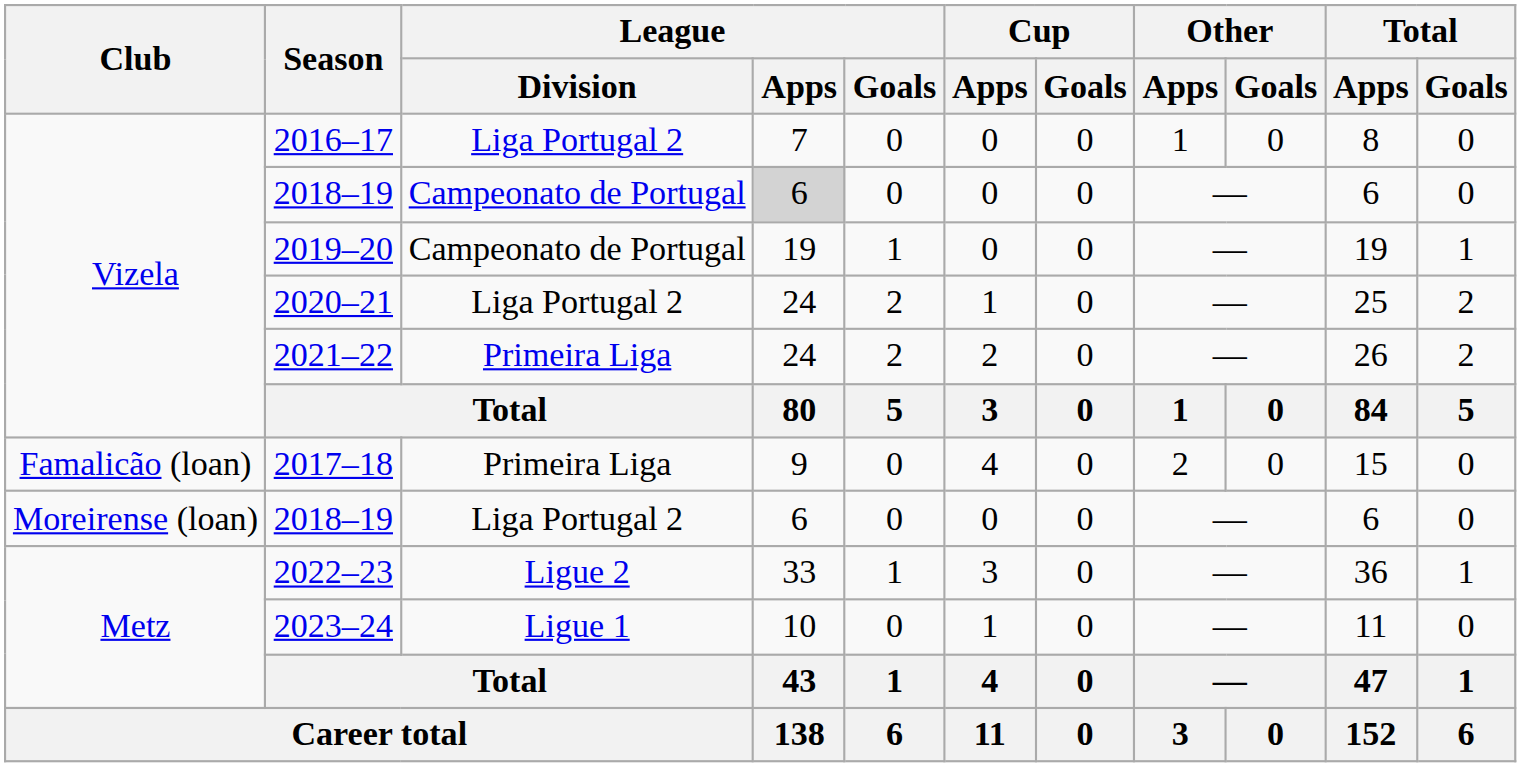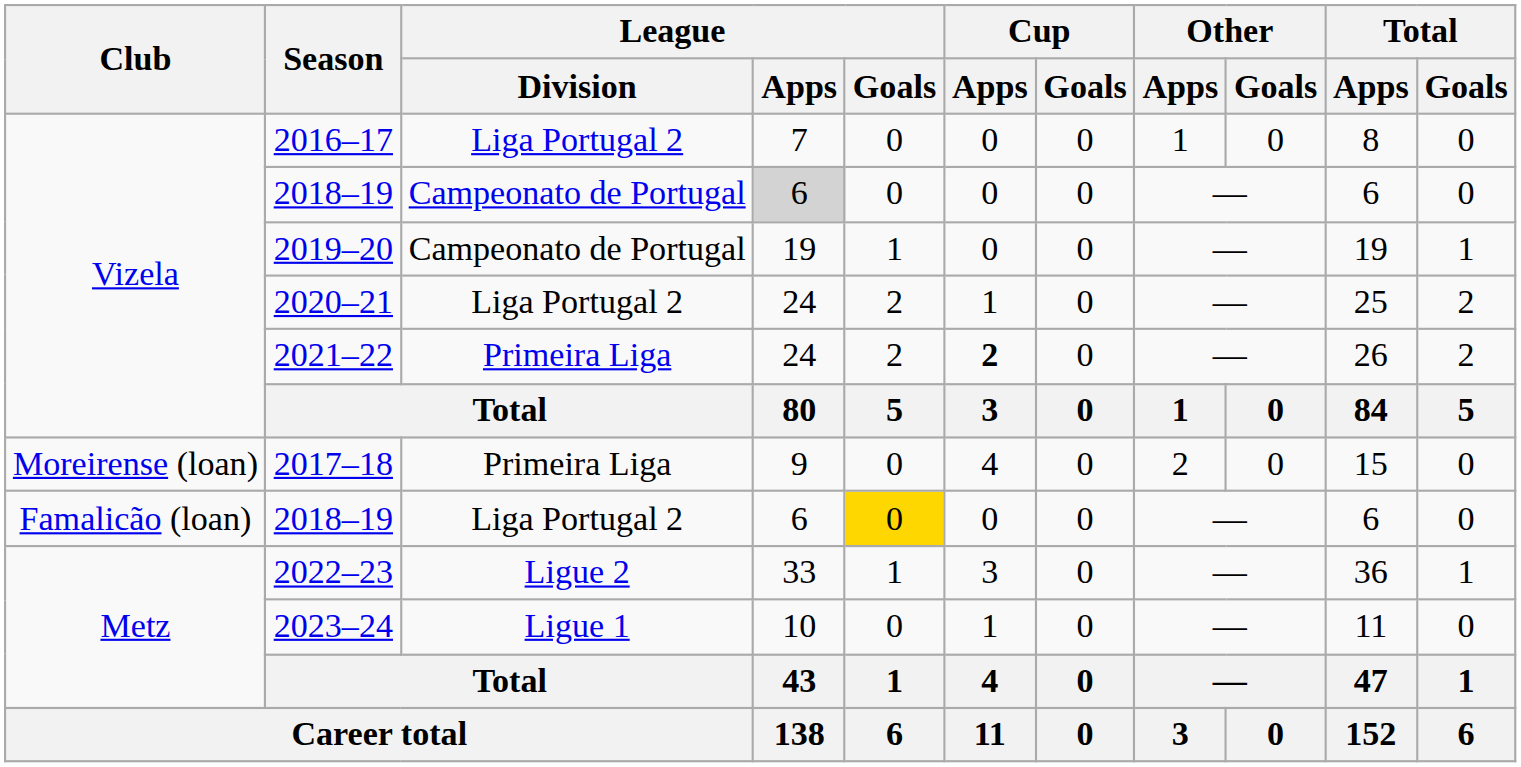(990, 355) normal -> (990, 355) bold
(135, 463) Famalicão (loan) -> (135, 463) Moreirense (loan)
(135, 517) Moreirense (loan) -> (135, 517) Famalicão (loan)
(895, 517) no background -> (895, 517) gold background
